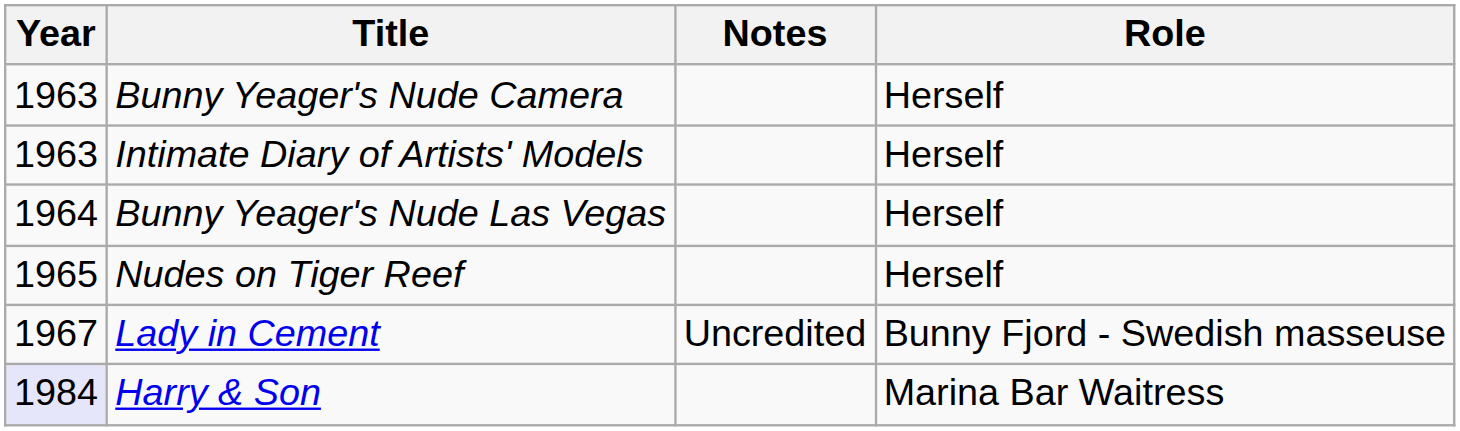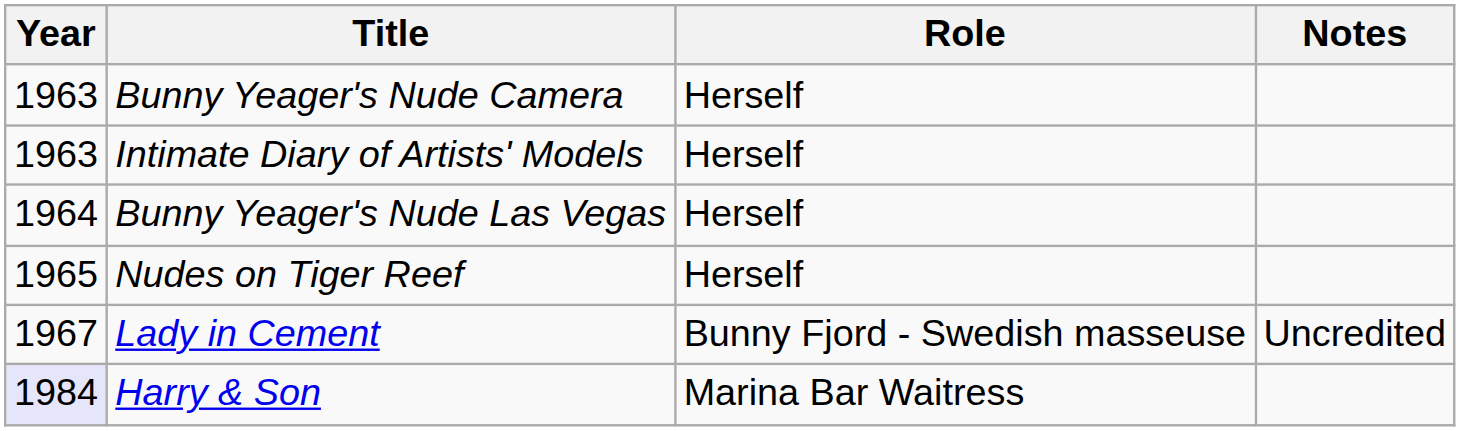columns swapped: (1165, 34) <-> (775, 34)
